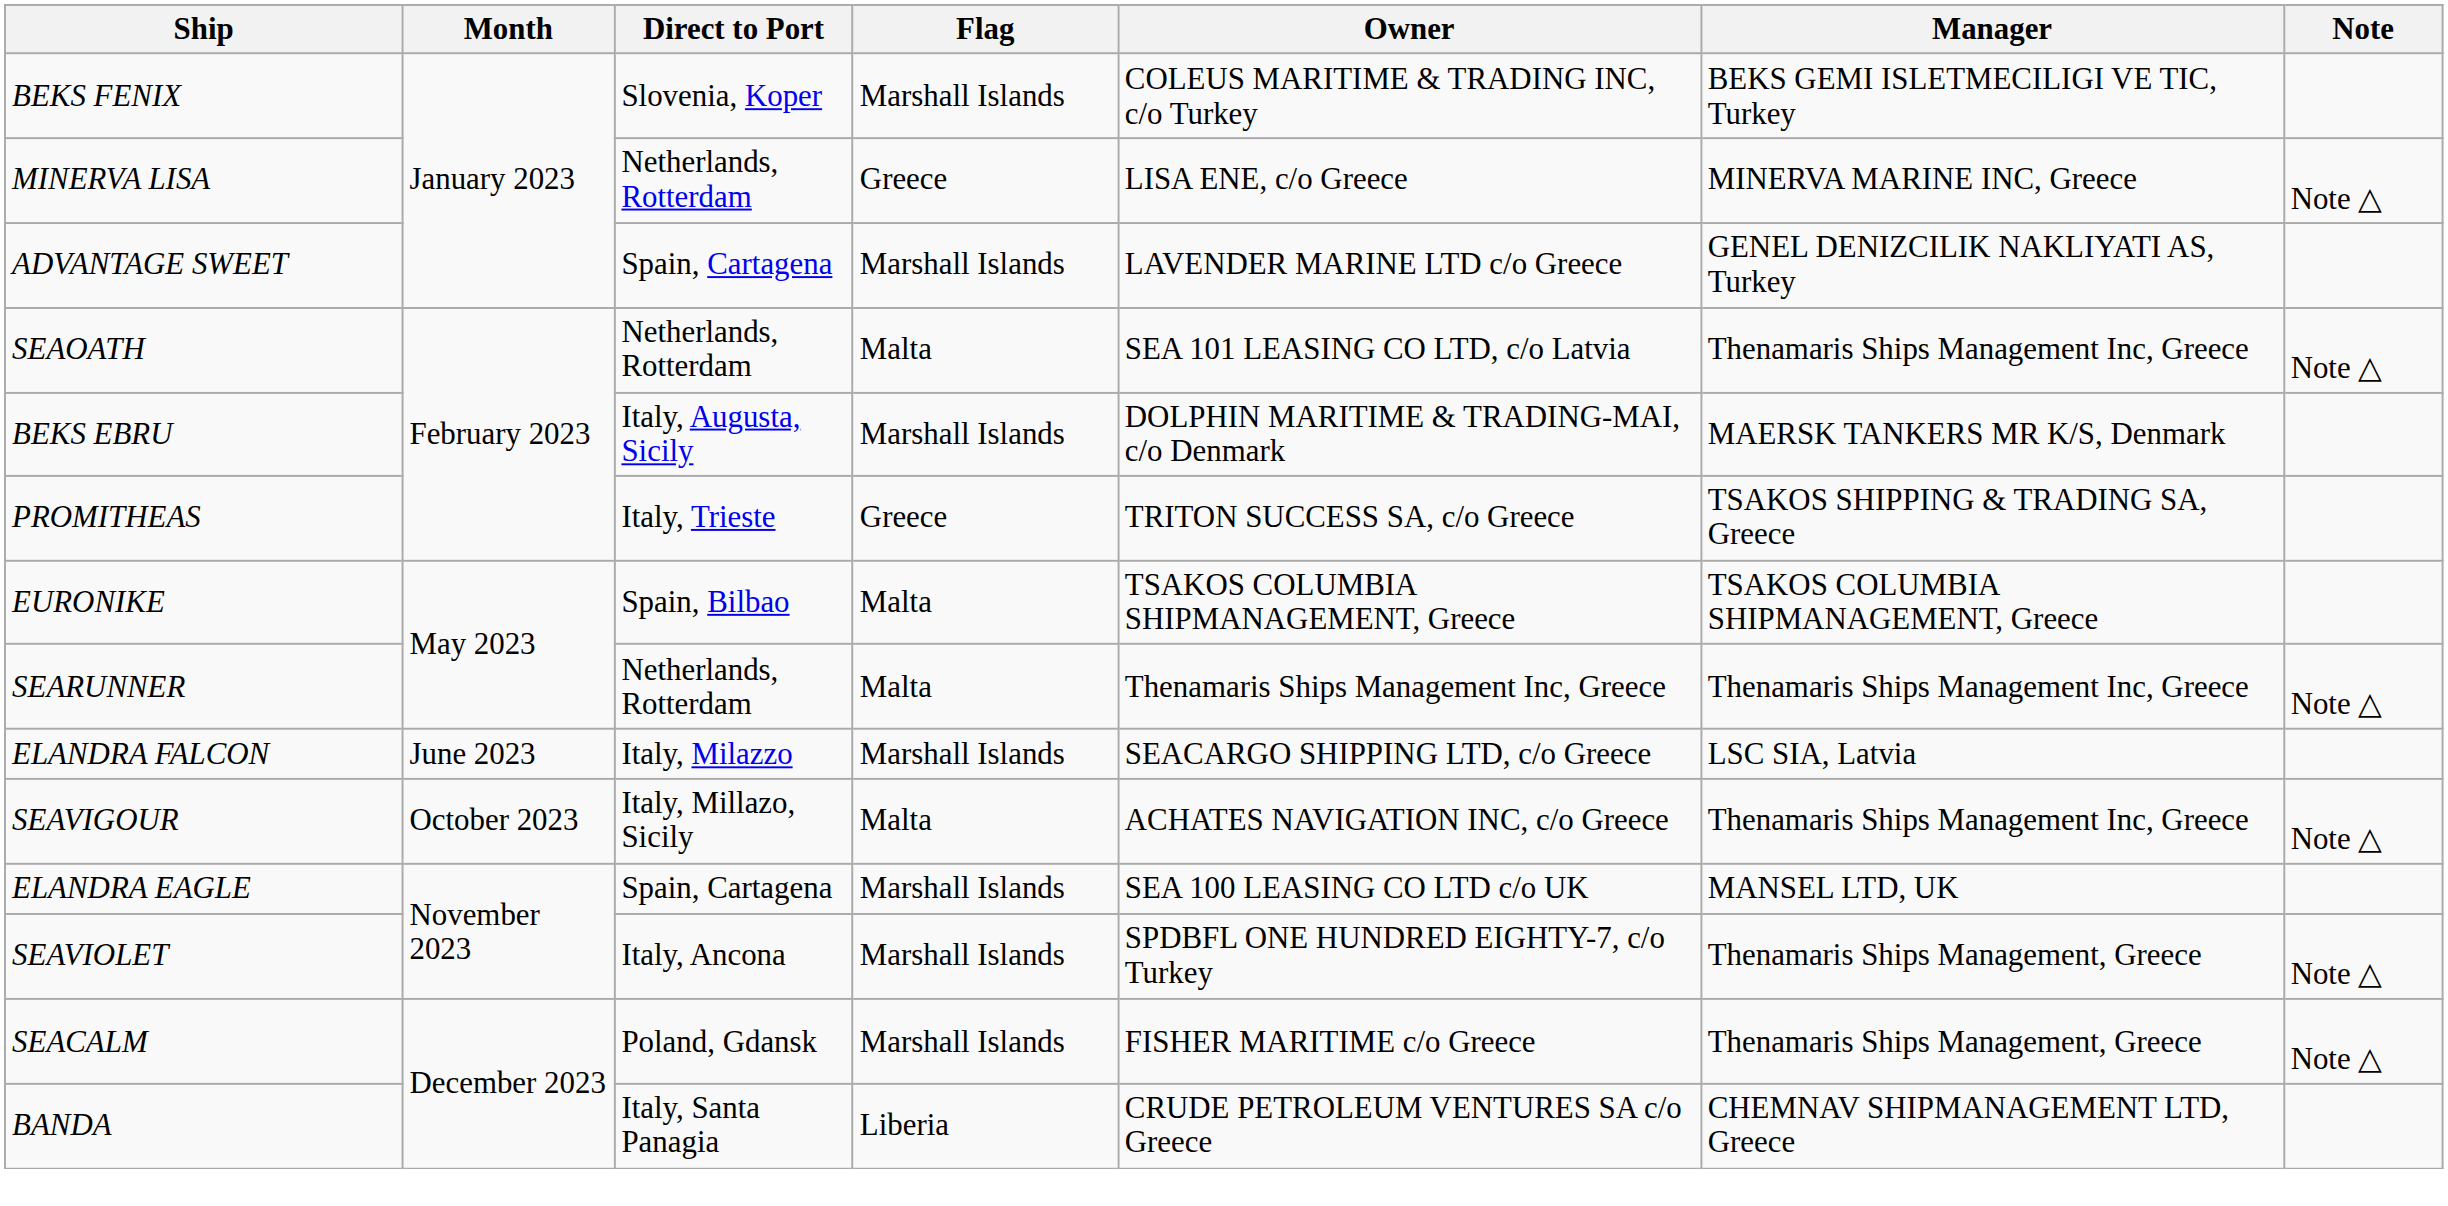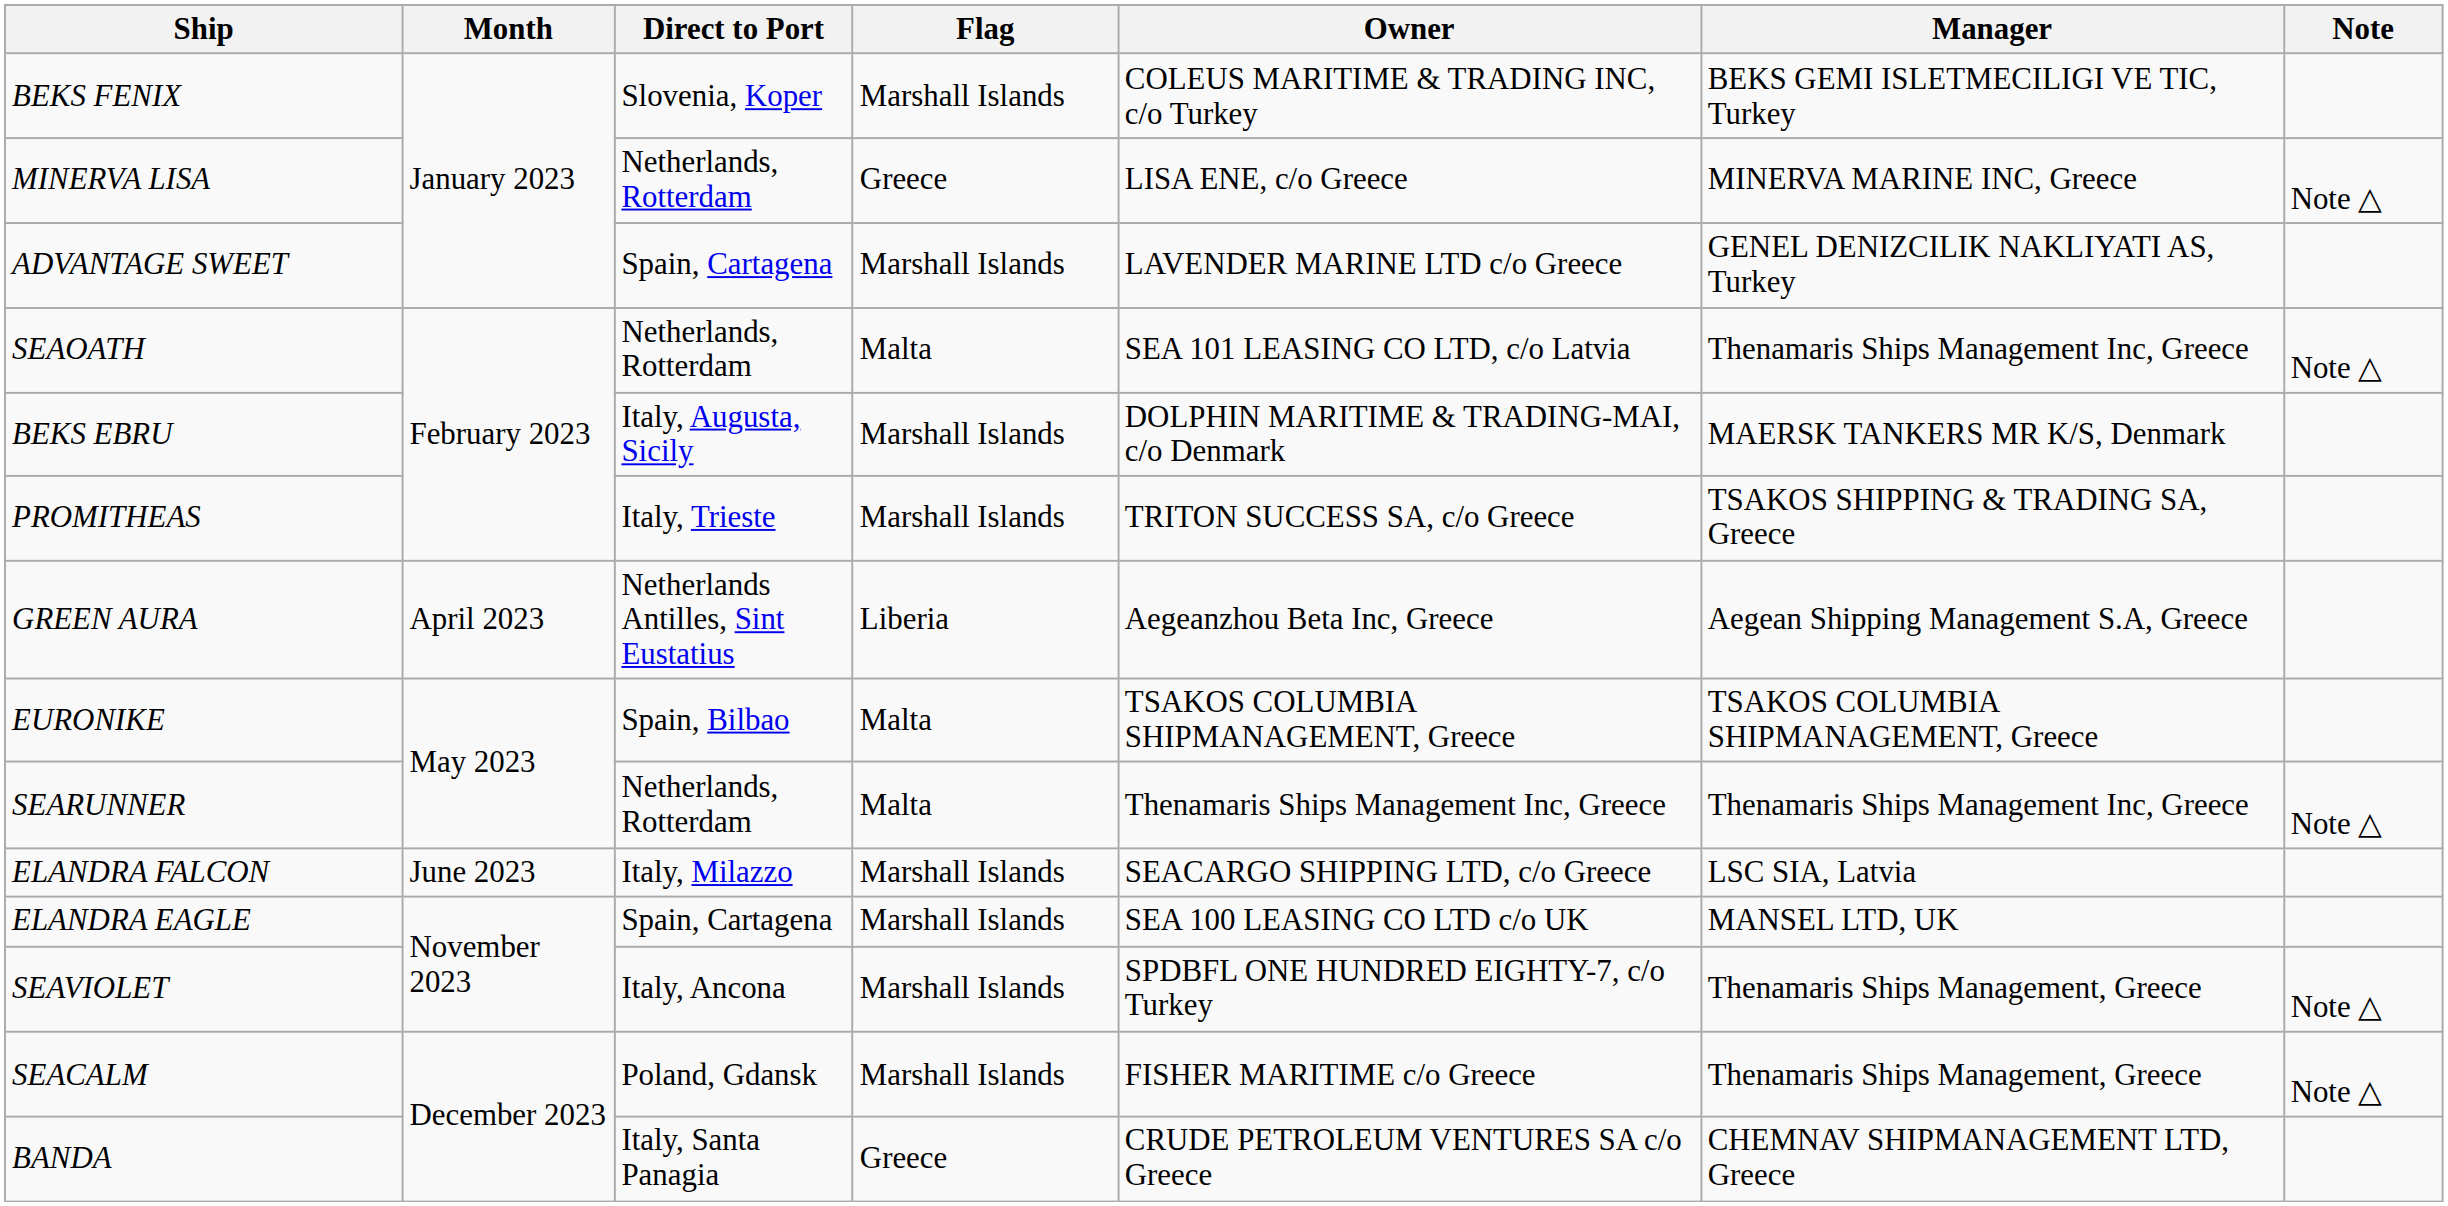(904, 517) Greece -> (962, 517) Marshall Islands
+ row: (105, 618)
- row: (95, 820)
(904, 1125) Liberia -> (904, 1158) Greece
